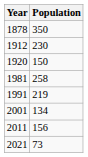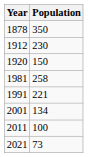(40, 95) 219 -> (40, 95) 221
(40, 128) 156 -> (40, 128) 100
